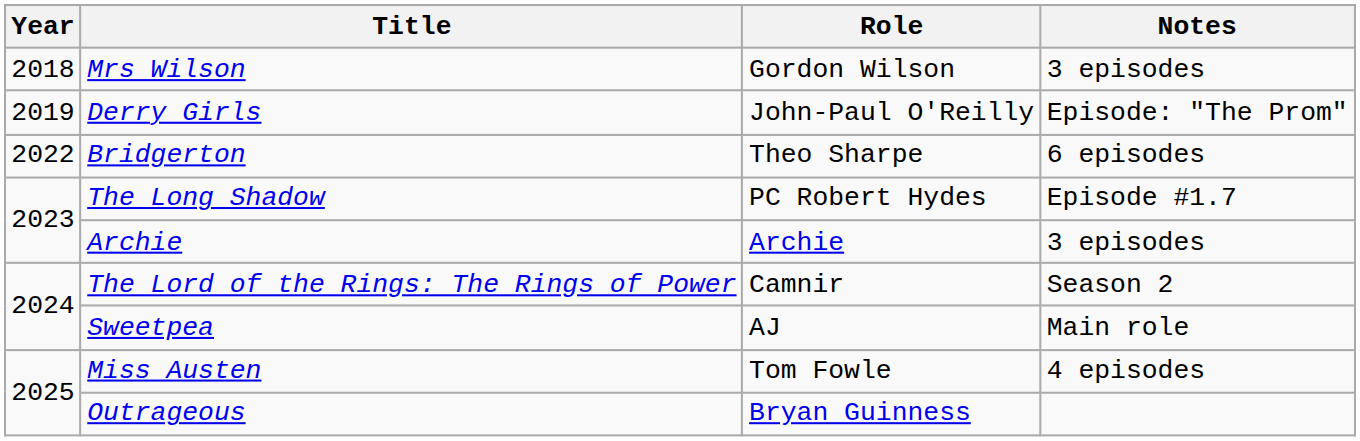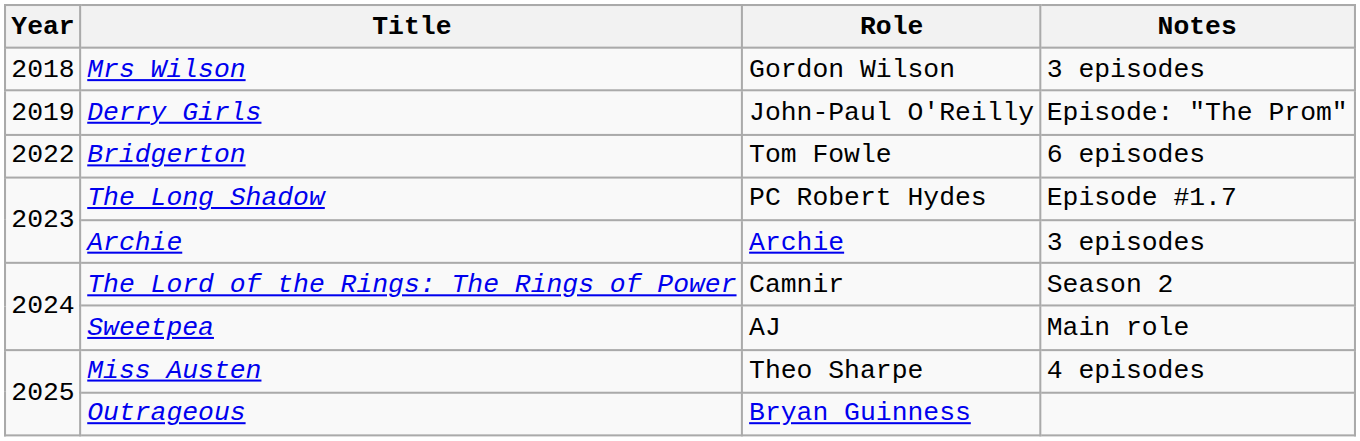(836, 156) Theo Sharpe -> (820, 156) Tom Fowle
(820, 371) Tom Fowle -> (836, 371) Theo Sharpe
